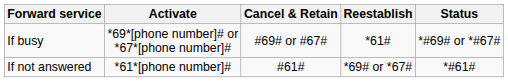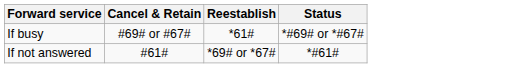- column: (173, 14)
